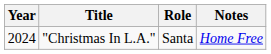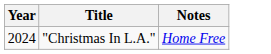- column: (178, 15)
